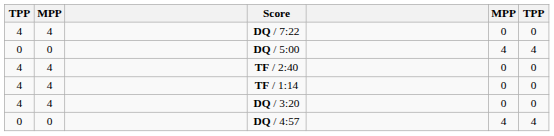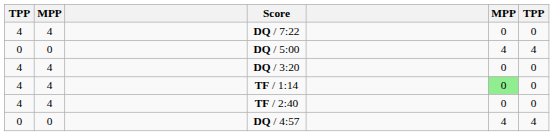rows swapped: (277, 103) <-> (277, 67)
(504, 85) no background -> (504, 85) lightgreen background
